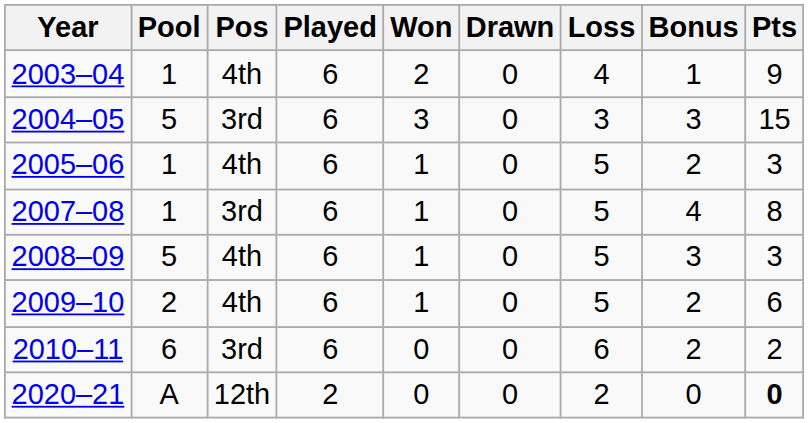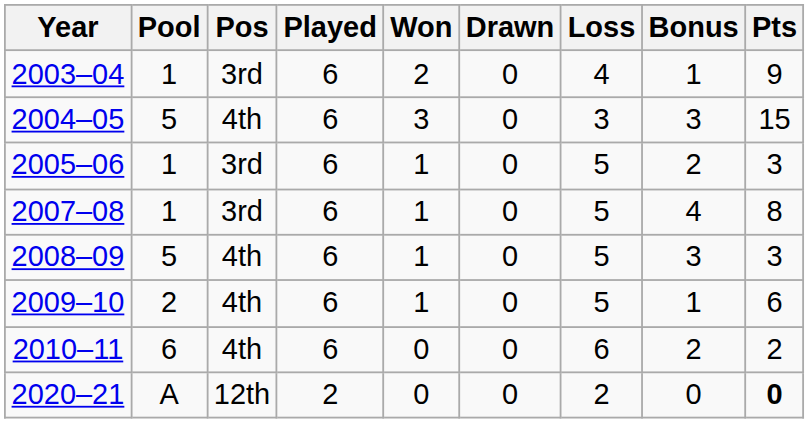(242, 73) 4th -> (242, 73) 3rd
(242, 119) 3rd -> (242, 119) 4th
(242, 165) 4th -> (242, 165) 3rd
(694, 303) 2 -> (694, 303) 1
(242, 348) 3rd -> (242, 348) 4th
